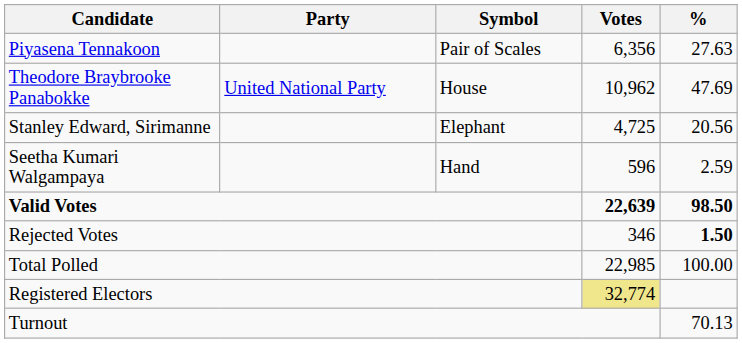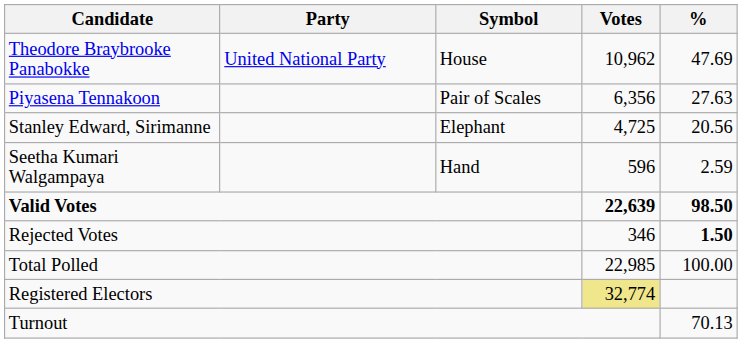rows swapped: (90, 87) <-> (84, 48)
